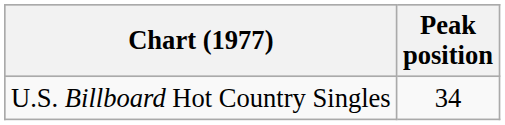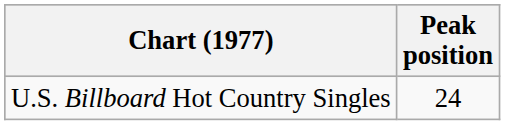(448, 97) 34 -> (448, 97) 24
